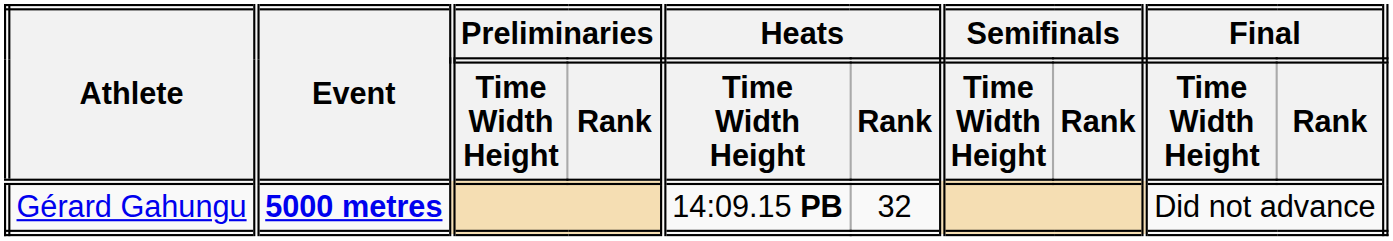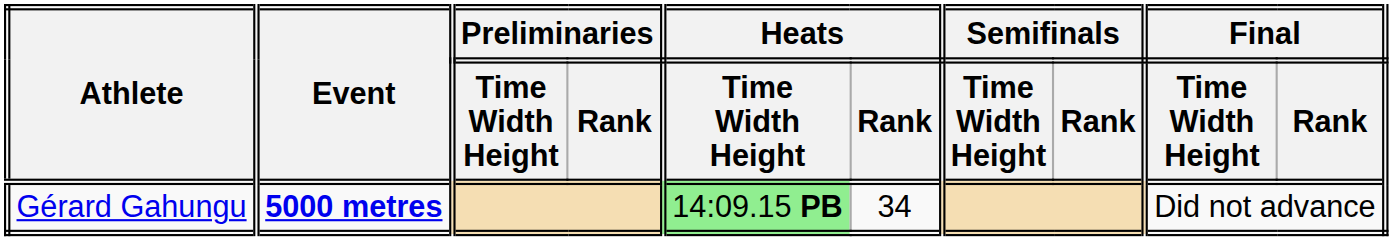(758, 208) no background -> (758, 208) lightgreen background
(895, 208) 32 -> (895, 208) 34
